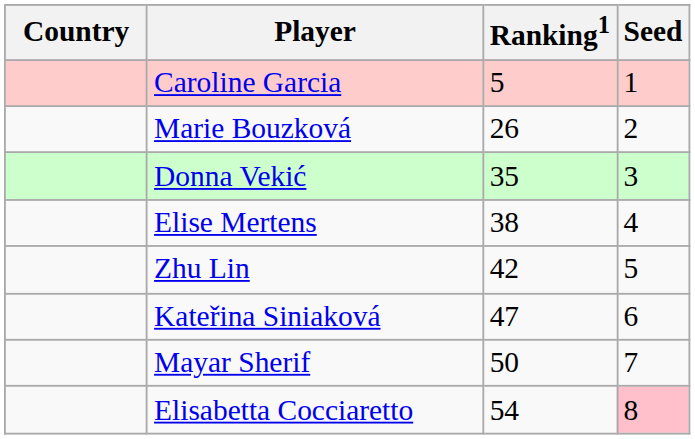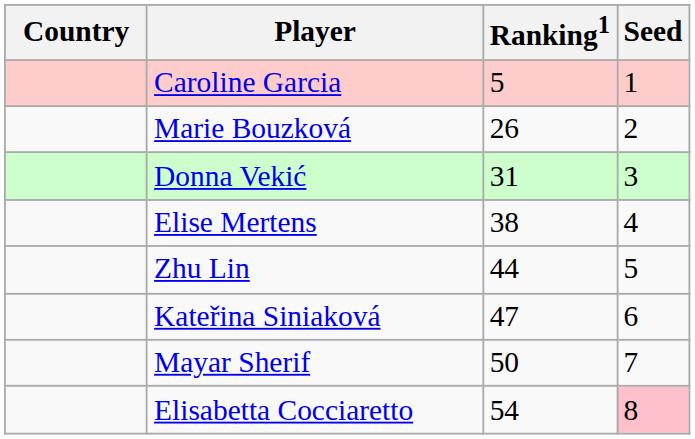(504, 175) 35 -> (504, 175) 31
(504, 269) 42 -> (504, 269) 44
